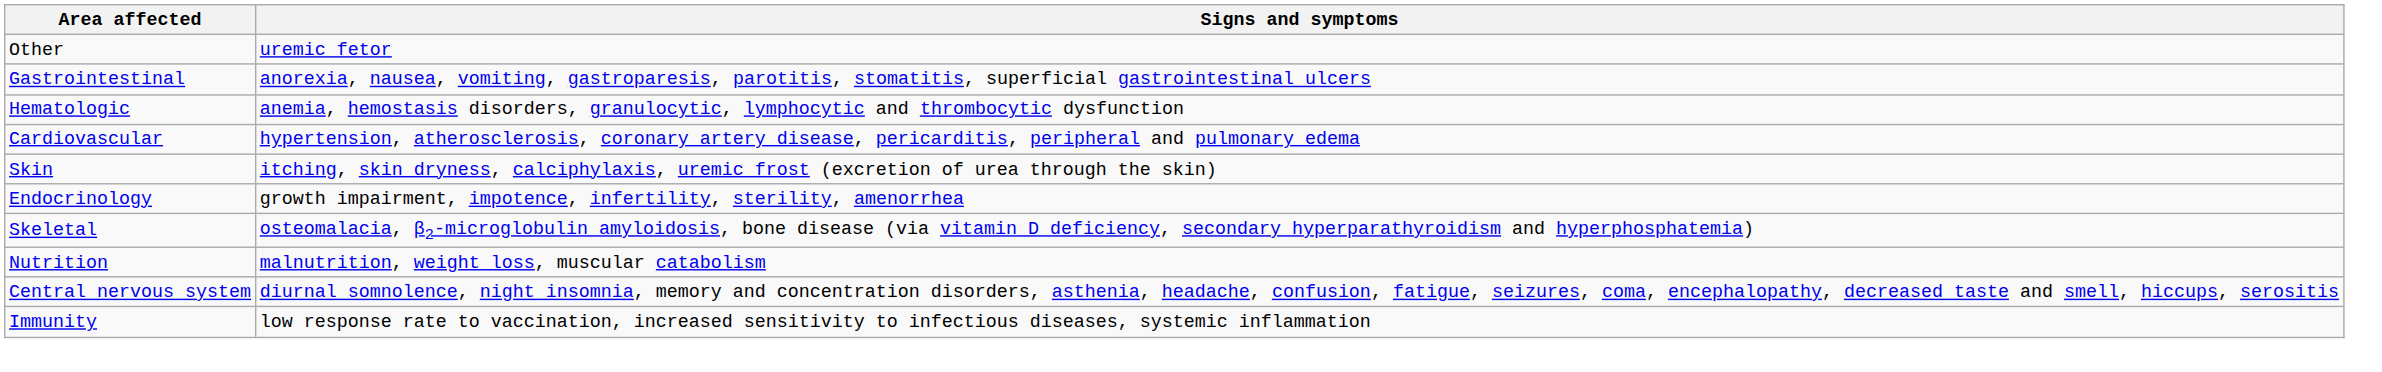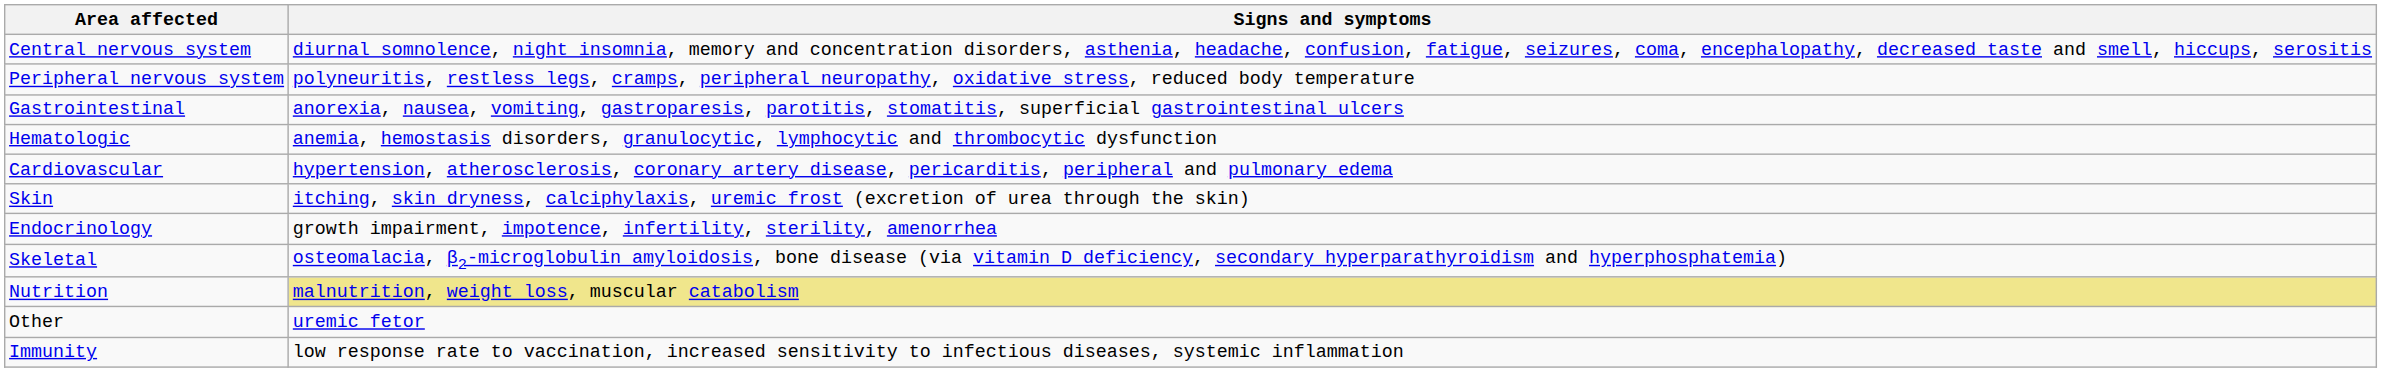rows swapped: (130, 292) <-> (37, 50)
+ row: (147, 79)
(513, 262) no background -> (546, 292) khaki background
